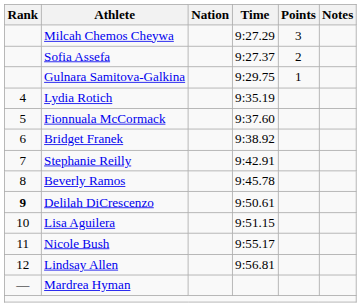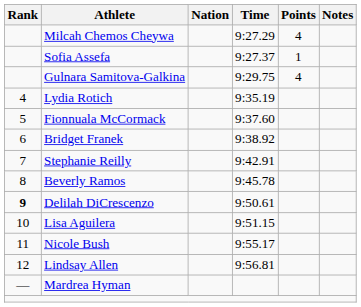(298, 35) 3 -> (298, 35) 4
(298, 56) 2 -> (298, 56) 1
(298, 77) 1 -> (298, 77) 4
